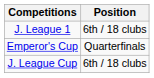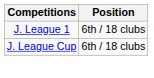- row: (42, 47)
